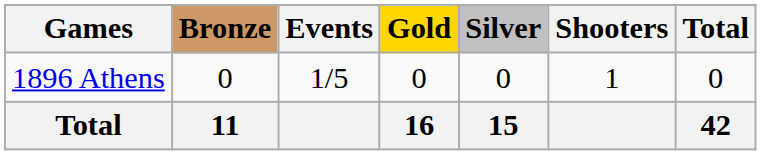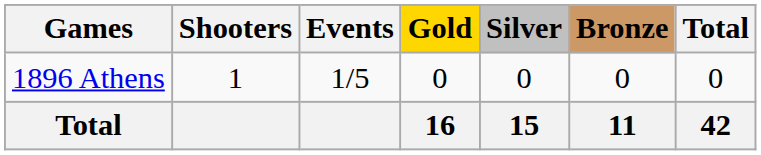columns swapped: (612, 28) <-> (225, 28)
